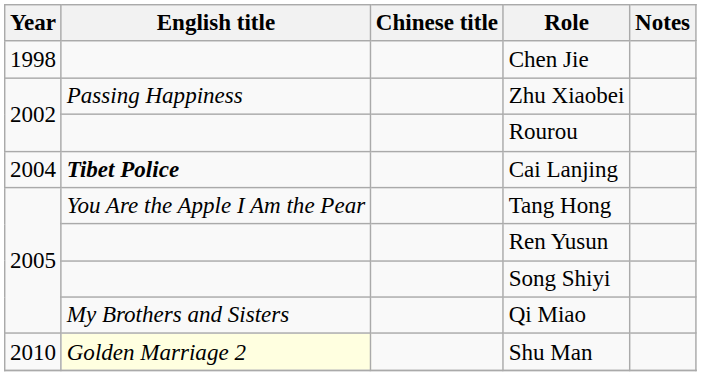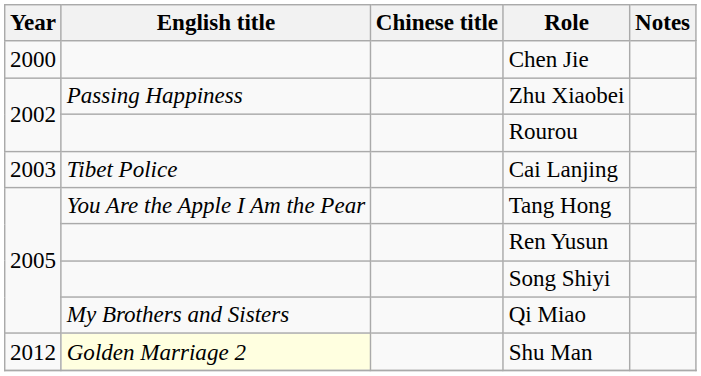(33, 59) 1998 -> (33, 59) 2000
(33, 168) 2004 -> (33, 168) 2003
(123, 168) bold -> (122, 168) normal
(33, 351) 2010 -> (33, 351) 2012
